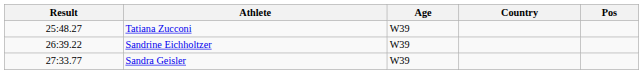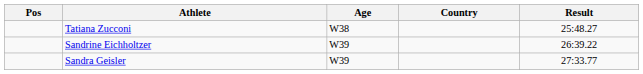columns swapped: (609, 12) <-> (64, 12)
(400, 28) W39 -> (339, 28) W38
